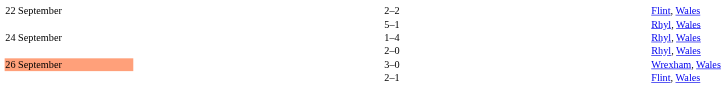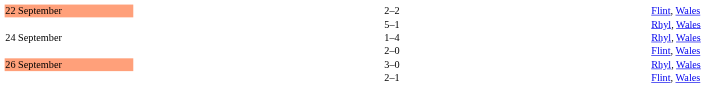(34, 11) no background -> (34, 11) lightsalmon background
(676, 51) Rhyl, Wales -> (676, 51) Flint, Wales
(686, 64) Wrexham, Wales -> (676, 64) Rhyl, Wales
